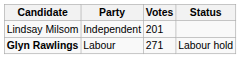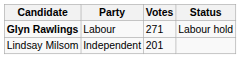rows swapped: (43, 45) <-> (43, 29)
